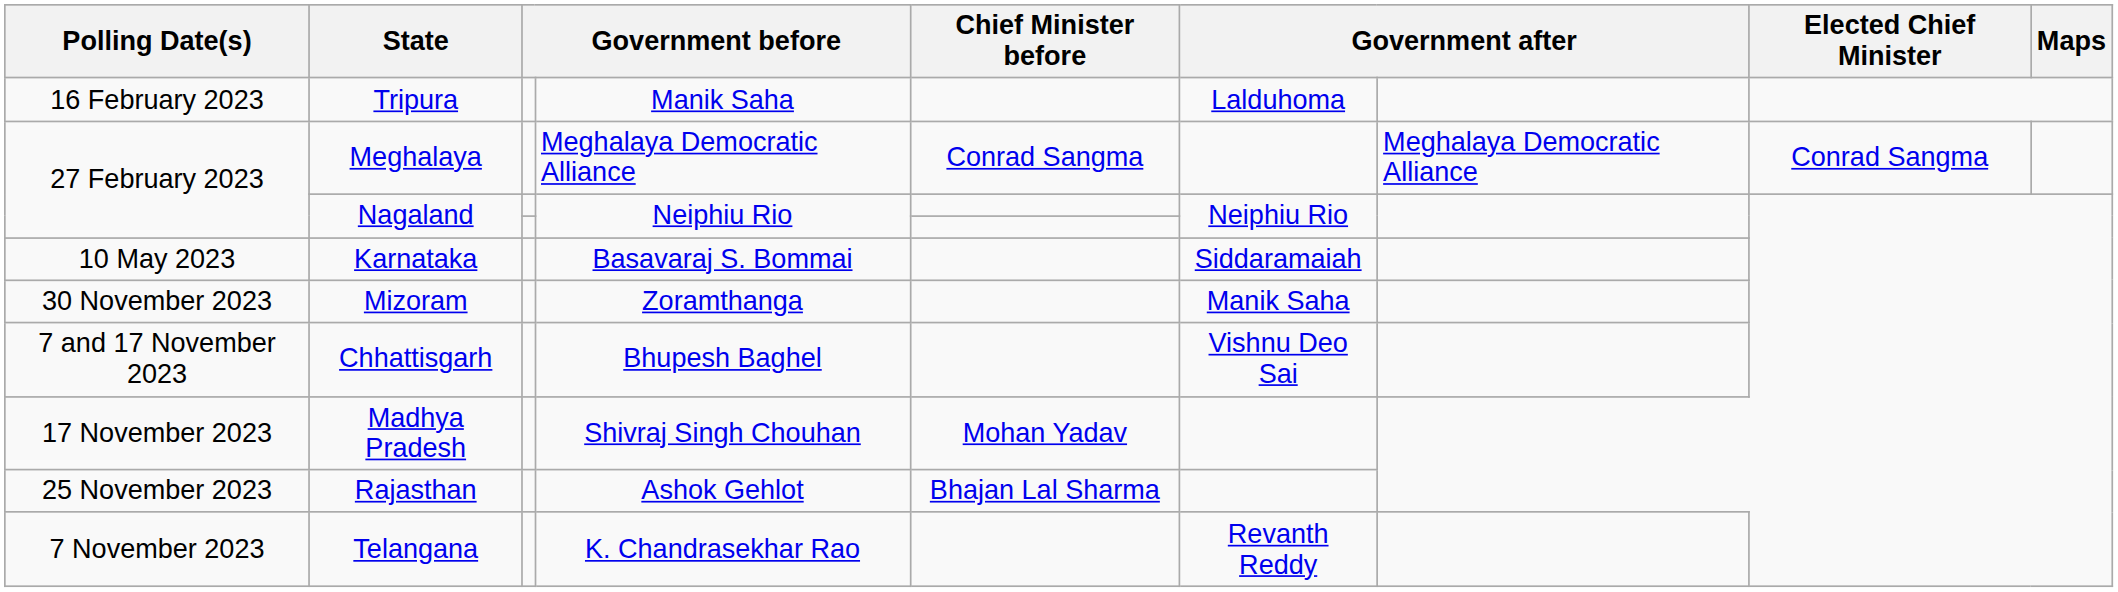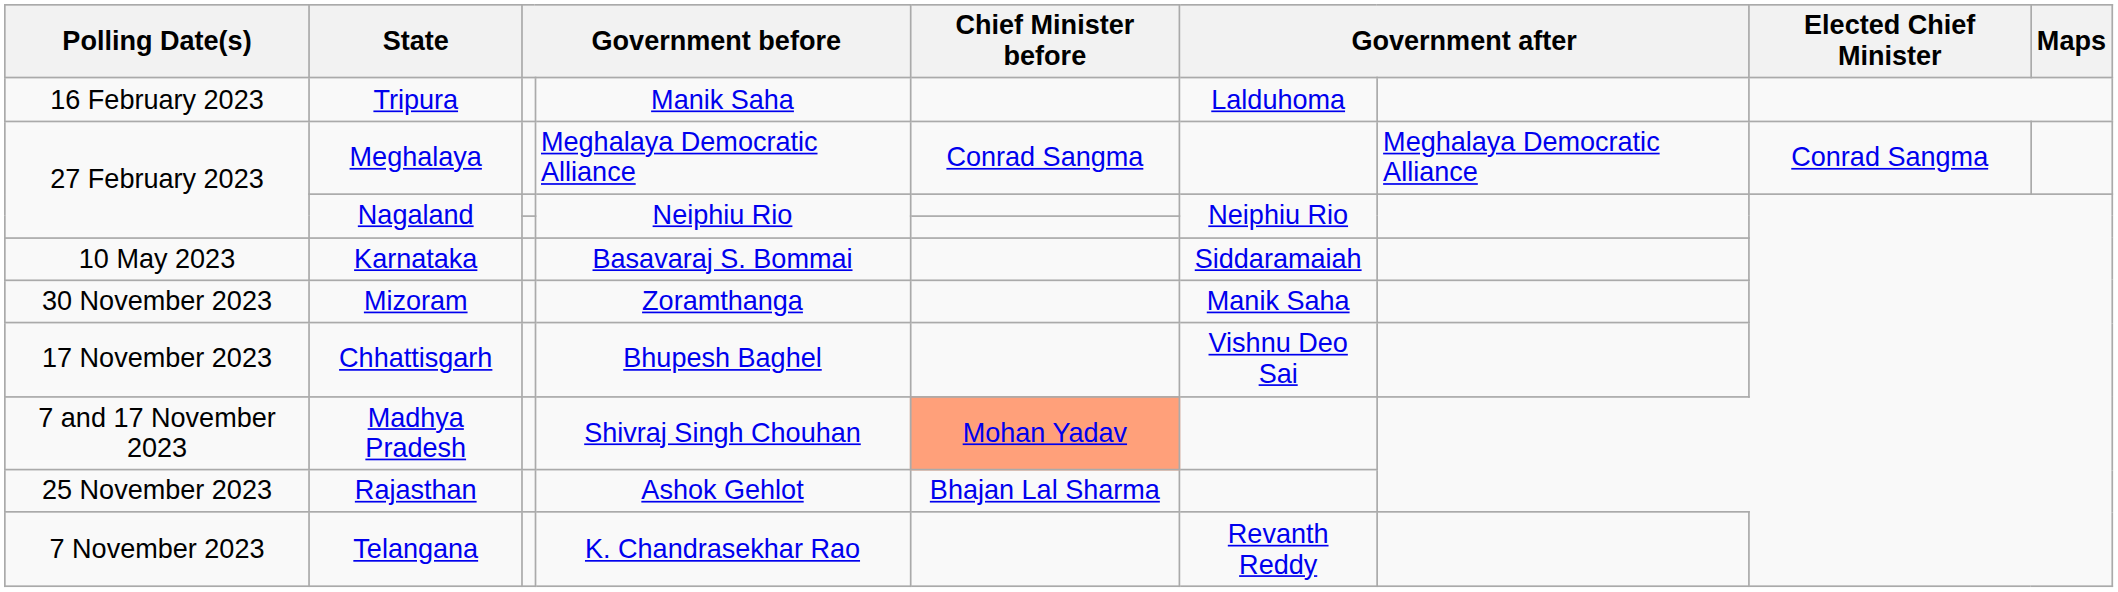(157, 359) 7 and 17 November 2023 -> (157, 359) 17 November 2023
(157, 432) 17 November 2023 -> (157, 432) 7 and 17 November 2023
(1045, 432) no background -> (1045, 432) lightsalmon background
